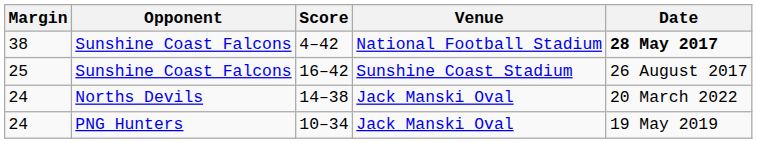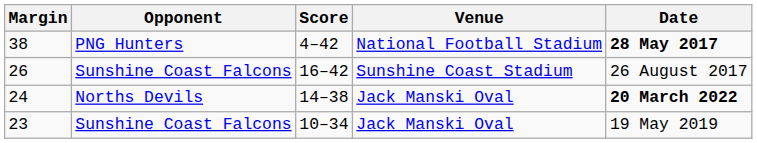(183, 45) Sunshine Coast Falcons -> (129, 45) PNG Hunters
(18, 71) 25 -> (18, 71) 26
(674, 98) normal -> (674, 98) bold
(18, 125) 24 -> (18, 125) 23
(129, 125) PNG Hunters -> (183, 125) Sunshine Coast Falcons
